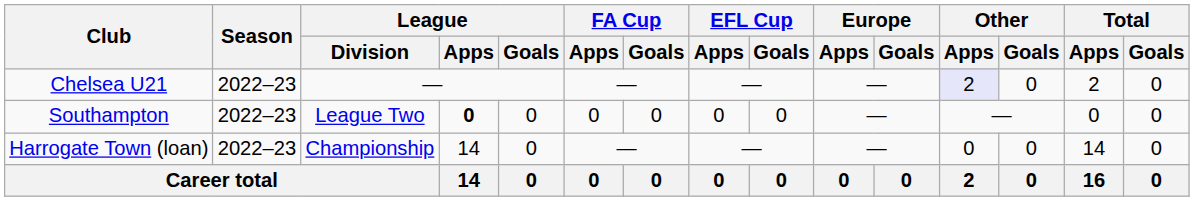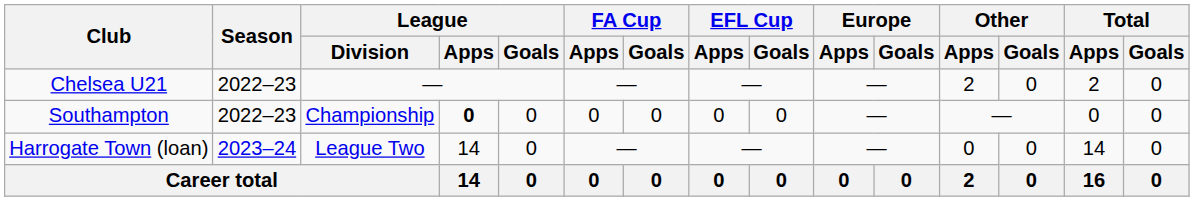(969, 84) lavender background -> (969, 84) no background
(370, 116) League Two -> (370, 116) Championship
(257, 148) 2022–23 -> (257, 148) 2023–24
(370, 148) Championship -> (370, 148) League Two
